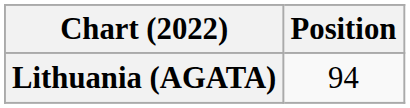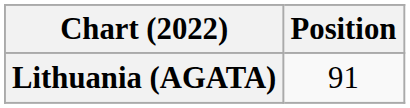(343, 77) 94 -> (343, 77) 91
